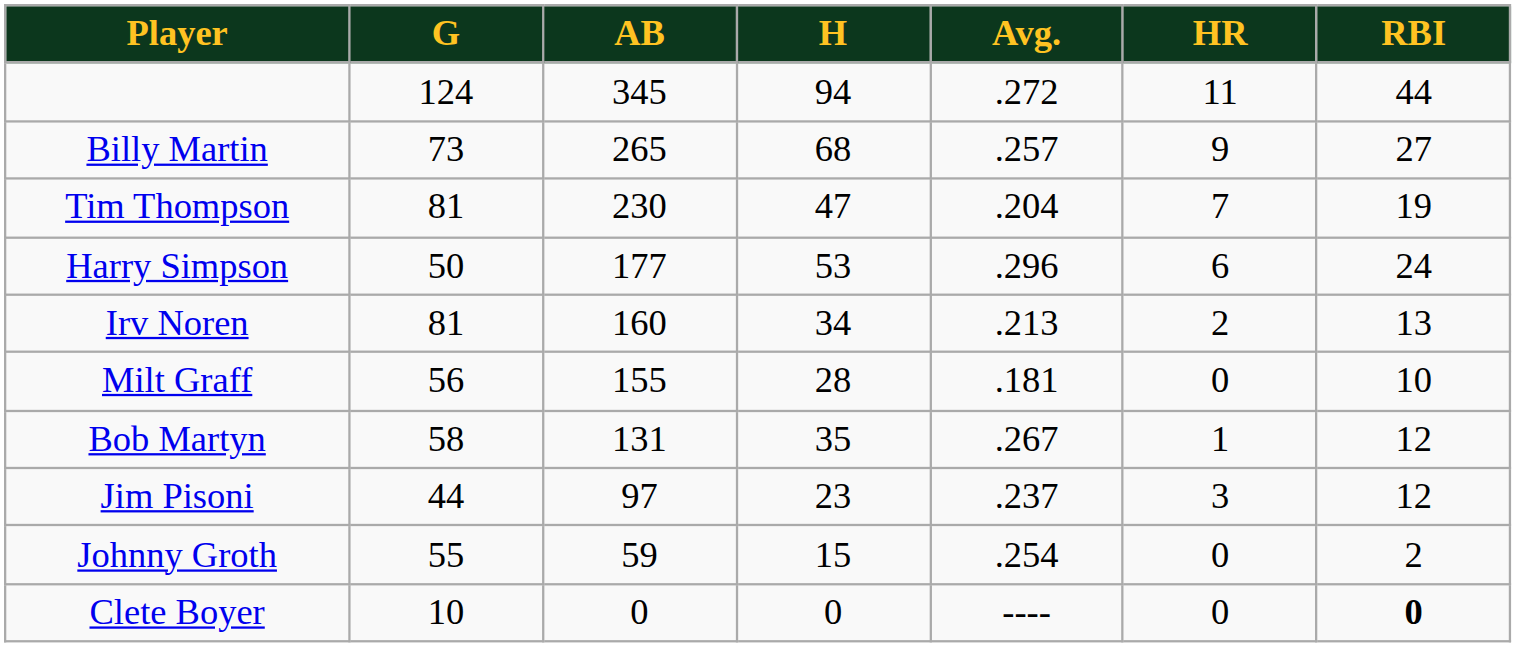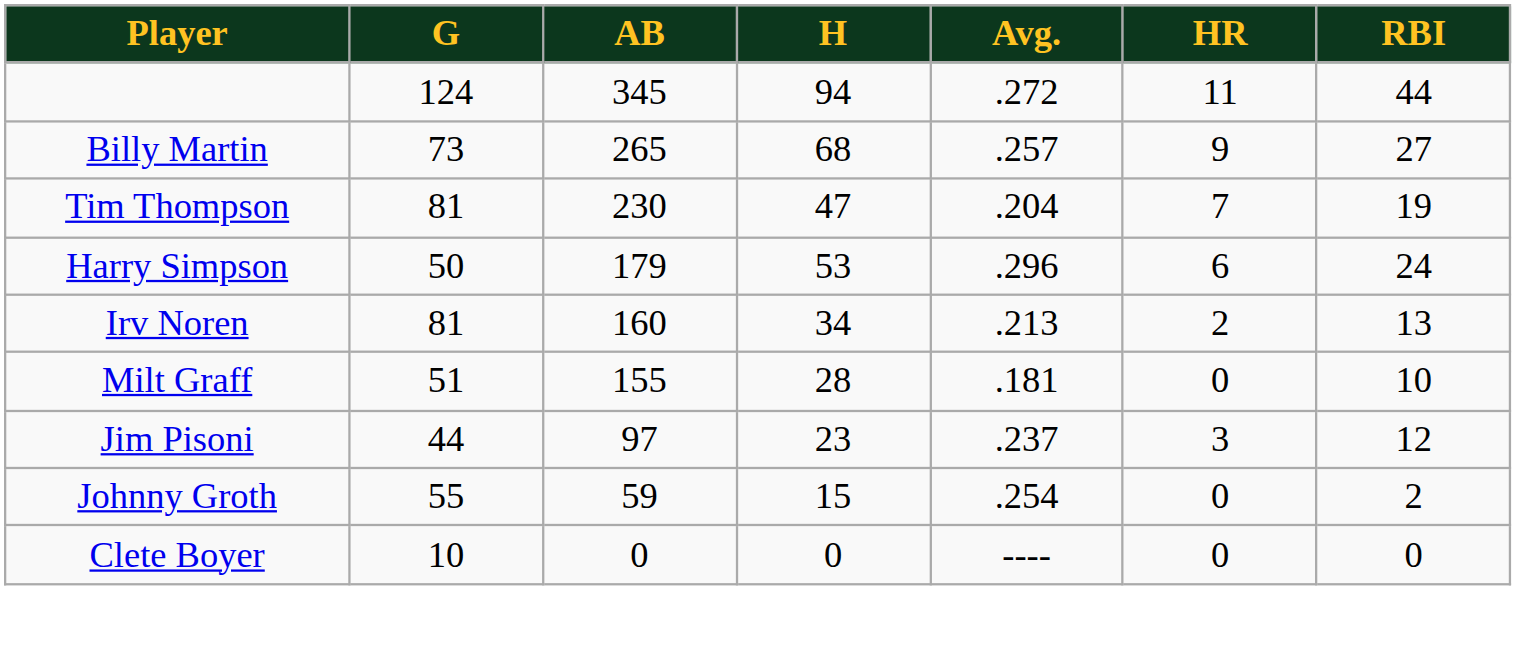(639, 264) 177 -> (639, 264) 179
(446, 380) 56 -> (446, 380) 51
- row: (177, 438)
(1414, 611) bold -> (1414, 554) normal
